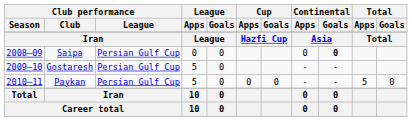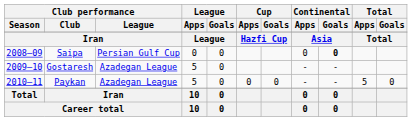(139, 67) Persian Gulf Cup -> (139, 67) Azadegan League
(139, 81) Persian Gulf Cup -> (139, 81) Azadegan League
